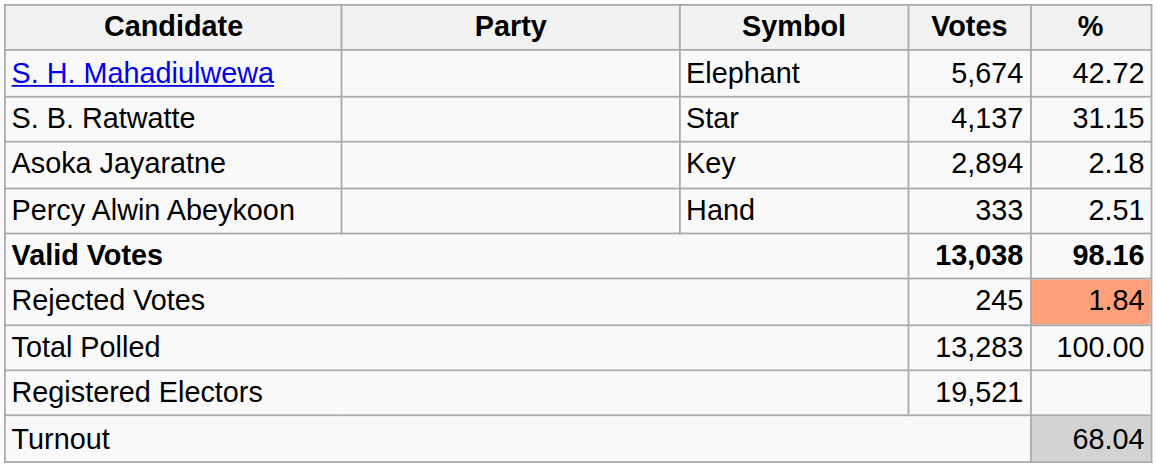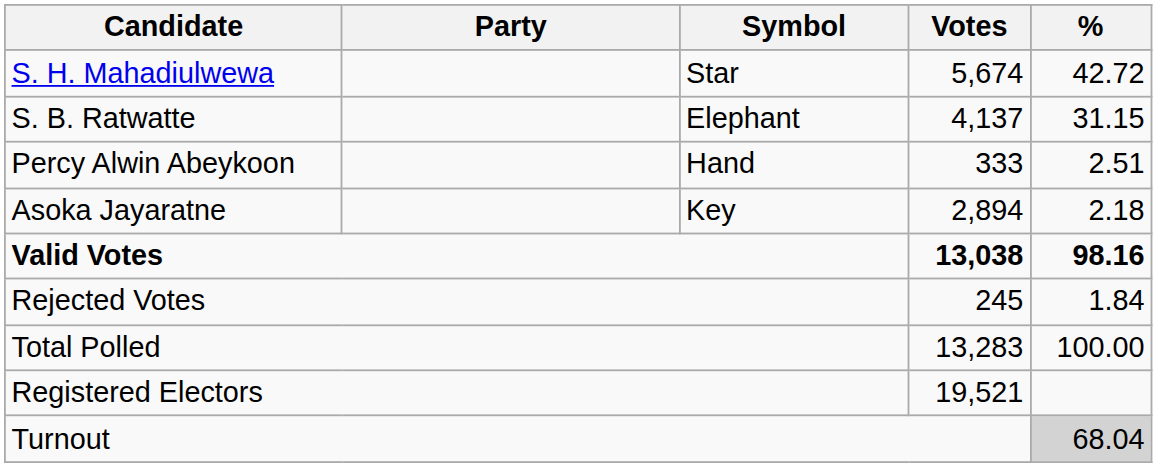(743, 73) Elephant -> (712, 73) Star
(712, 118) Star -> (743, 118) Elephant
rows swapped: (119, 164) <-> (153, 210)
(1117, 301) lightsalmon background -> (1117, 301) no background
